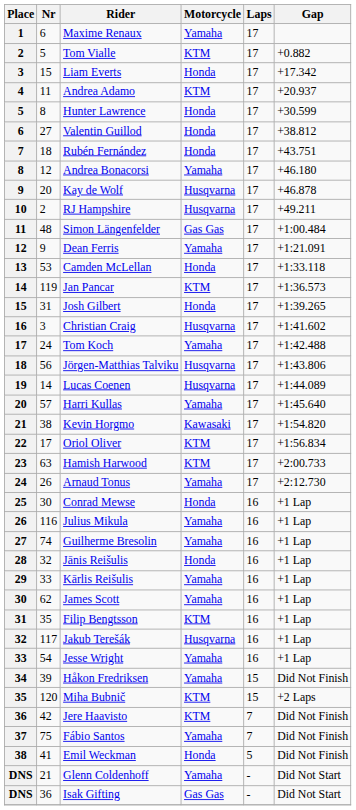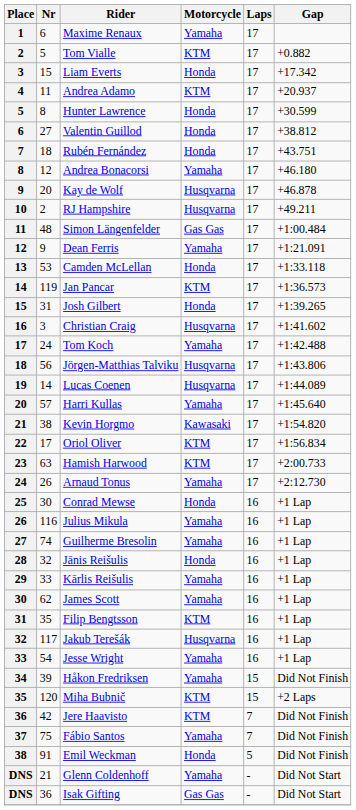(46, 755) 41 -> (46, 755) 91
